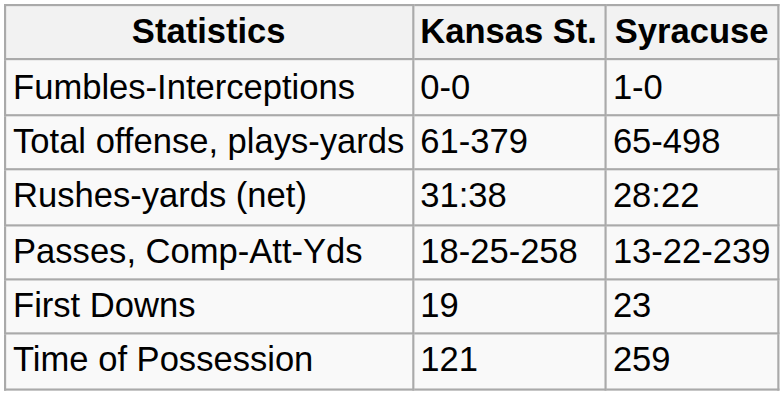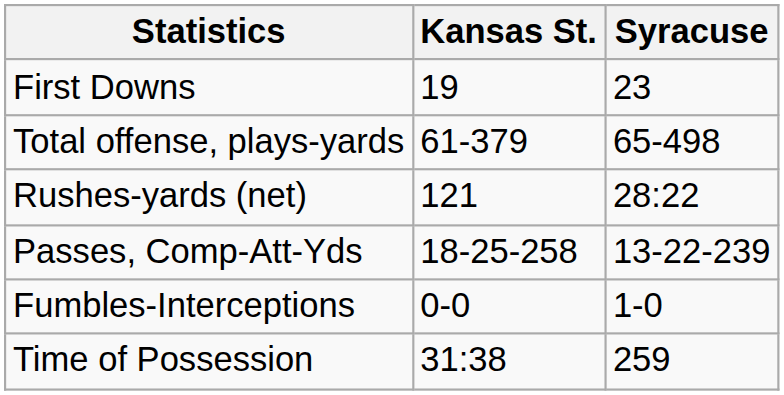rows swapped: (104, 305) <-> (184, 86)
(463, 196) 31:38 -> (449, 196) 121
(449, 360) 121 -> (463, 360) 31:38
